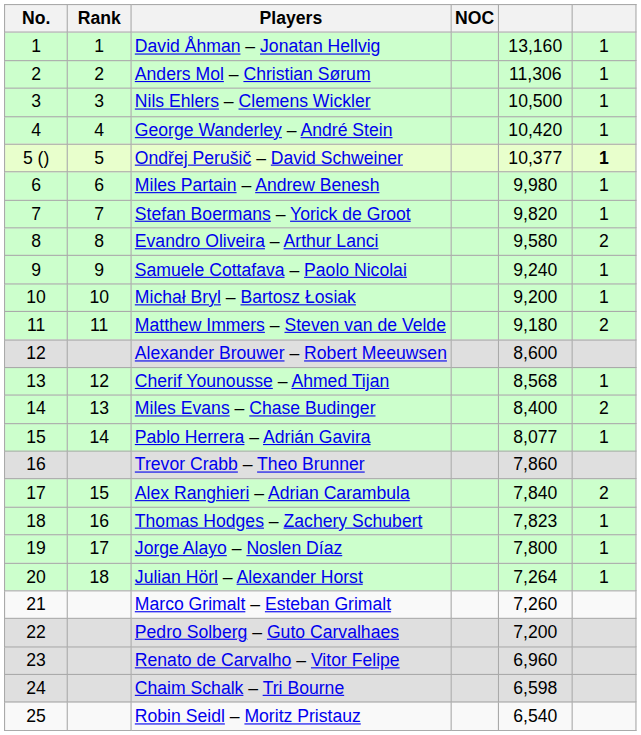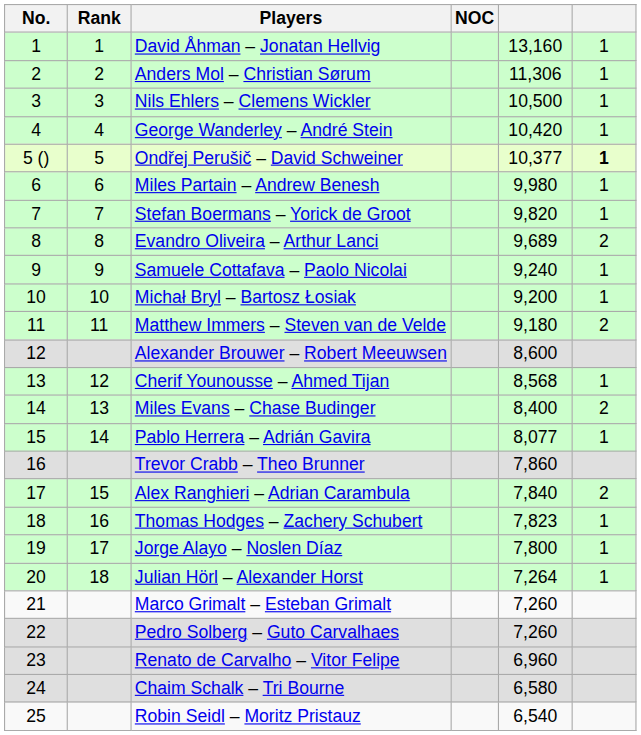(535, 241) 9,580 -> (535, 241) 9,689
(535, 632) 7,200 -> (535, 632) 7,260
(535, 688) 6,598 -> (535, 688) 6,580
